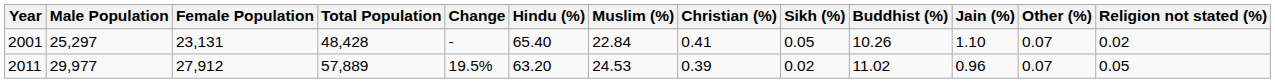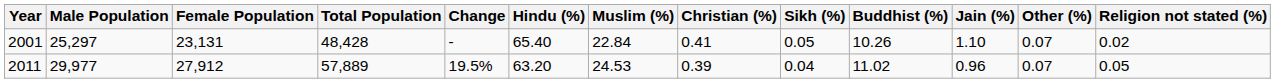(799, 66) 0.02 -> (799, 66) 0.04
